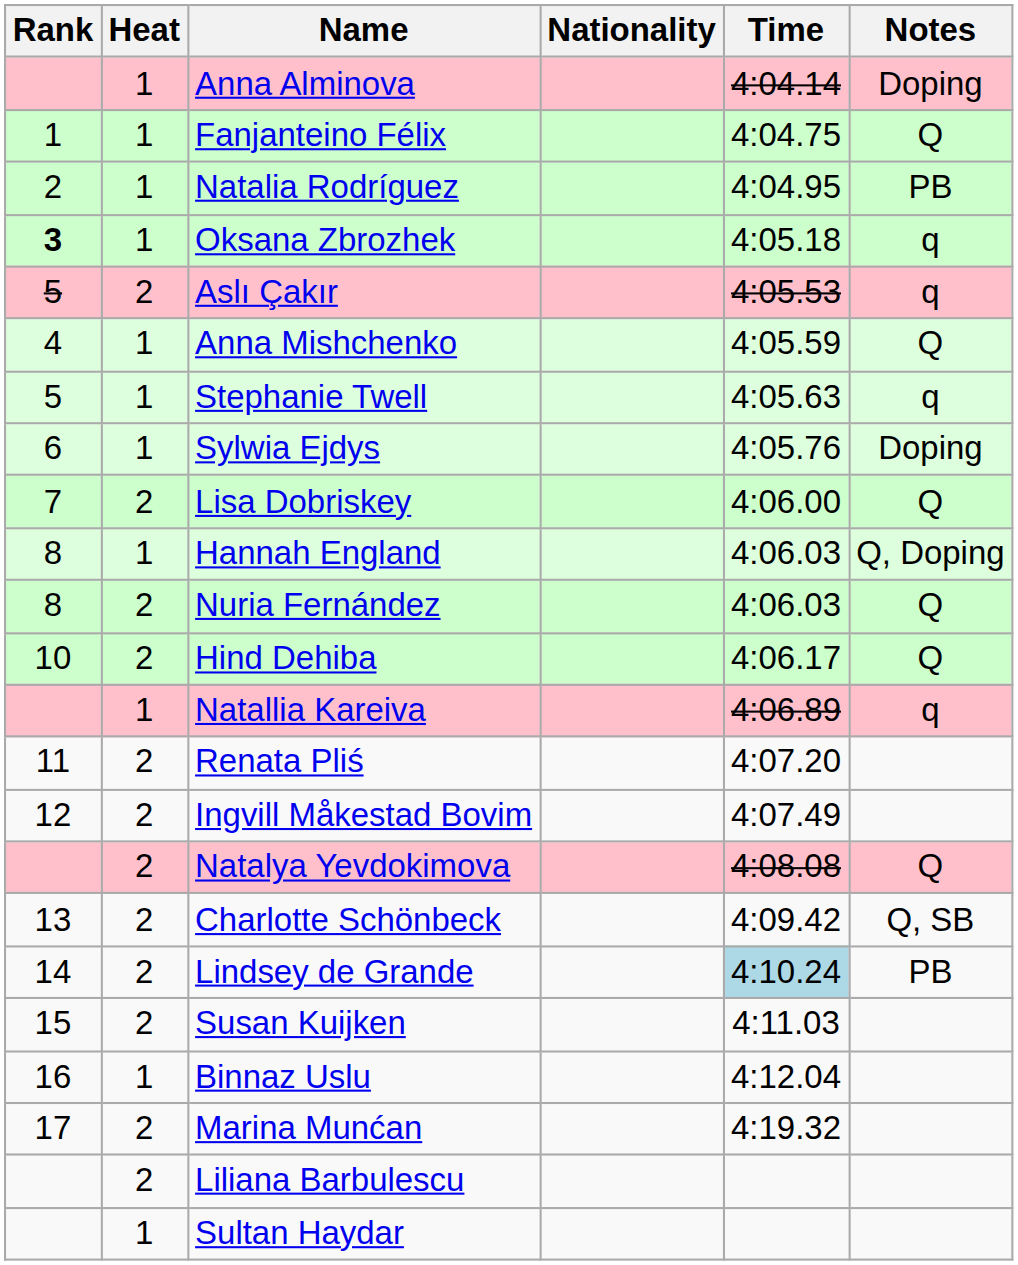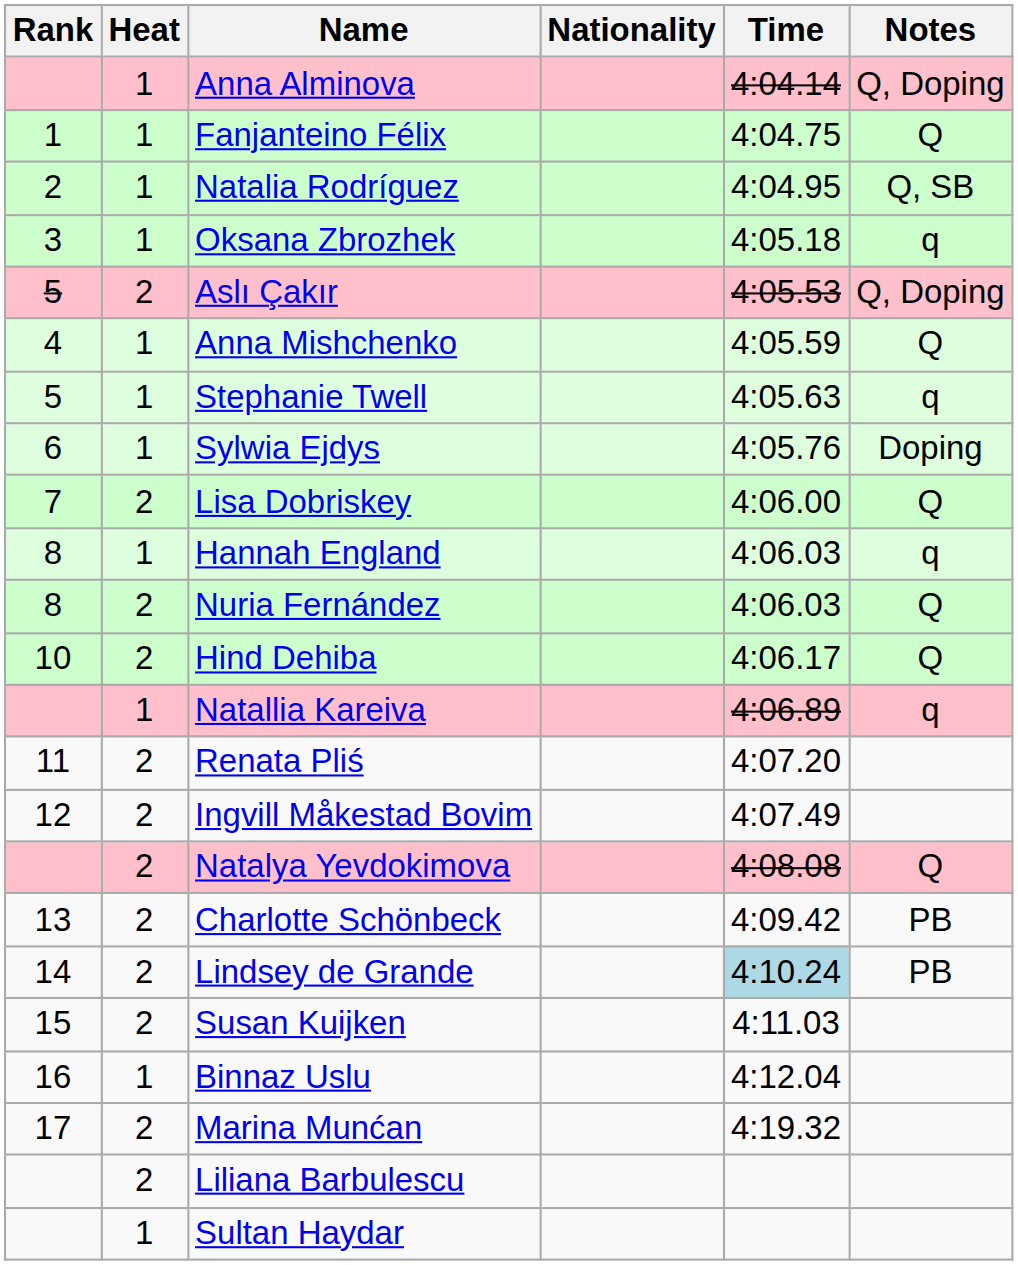(930, 82) Doping -> (930, 82) Q, Doping
(930, 187) PB -> (930, 187) Q, SB
(53, 239) bold -> (53, 239) normal
(930, 291) q -> (930, 291) Q, Doping
(930, 553) Q, Doping -> (930, 553) q
(930, 919) Q, SB -> (930, 919) PB
